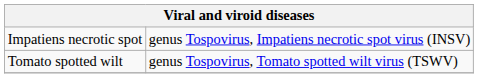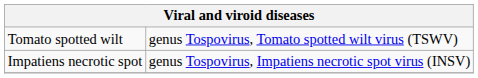rows swapped: (75, 38) <-> (65, 61)
